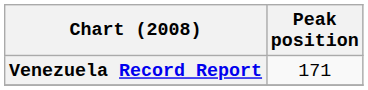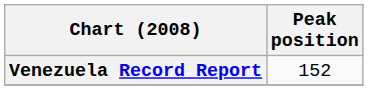(315, 71) 171 -> (315, 71) 152
